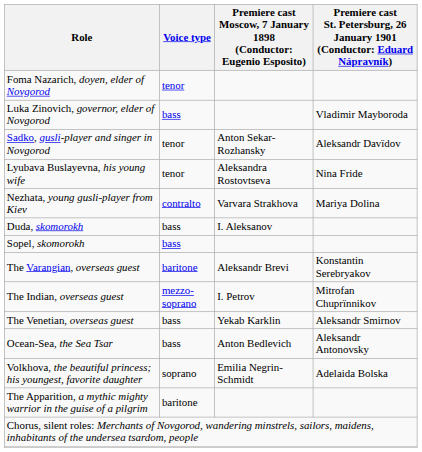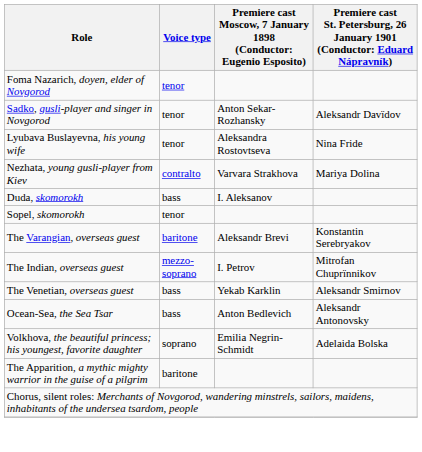- row: (81, 114)
(171, 244) bass -> (173, 214) tenor
